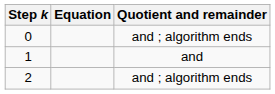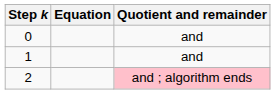(192, 36) and ; algorithm ends -> (192, 36) and
(192, 78) no background -> (192, 78) pink background
